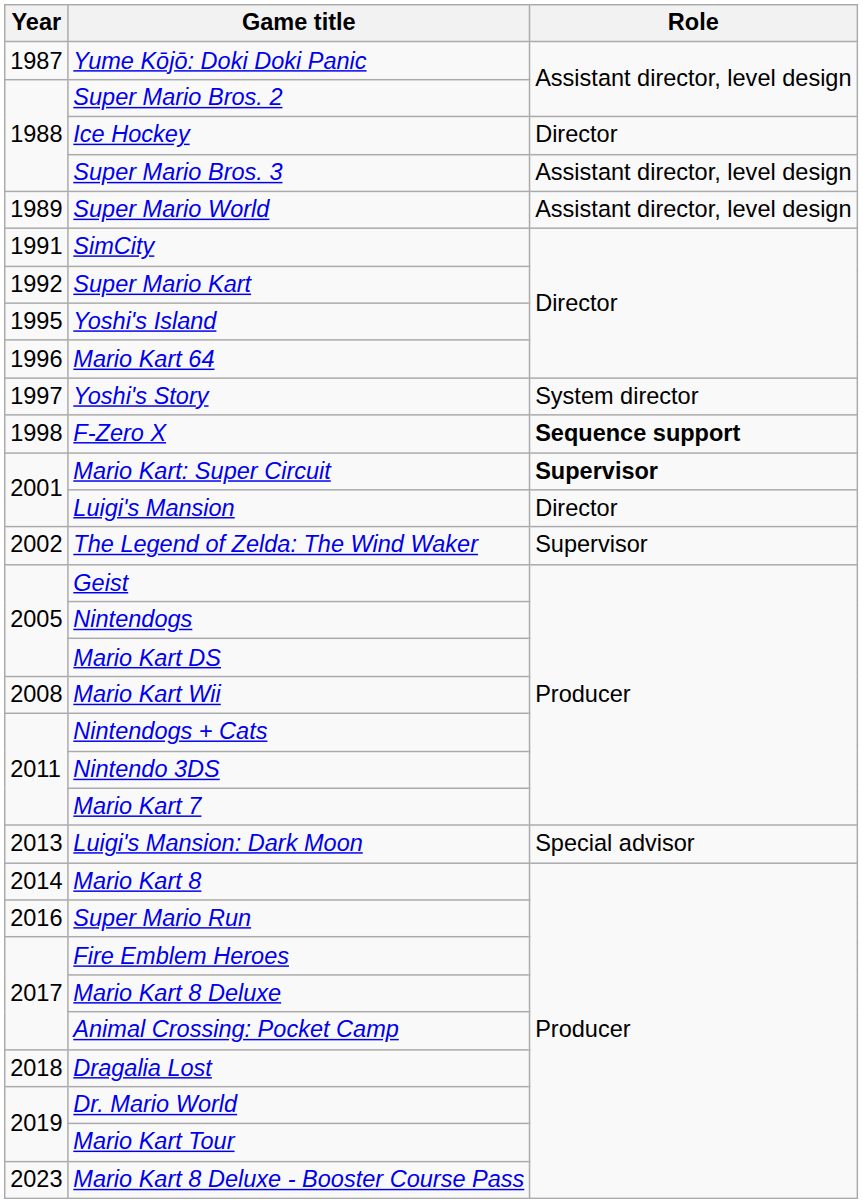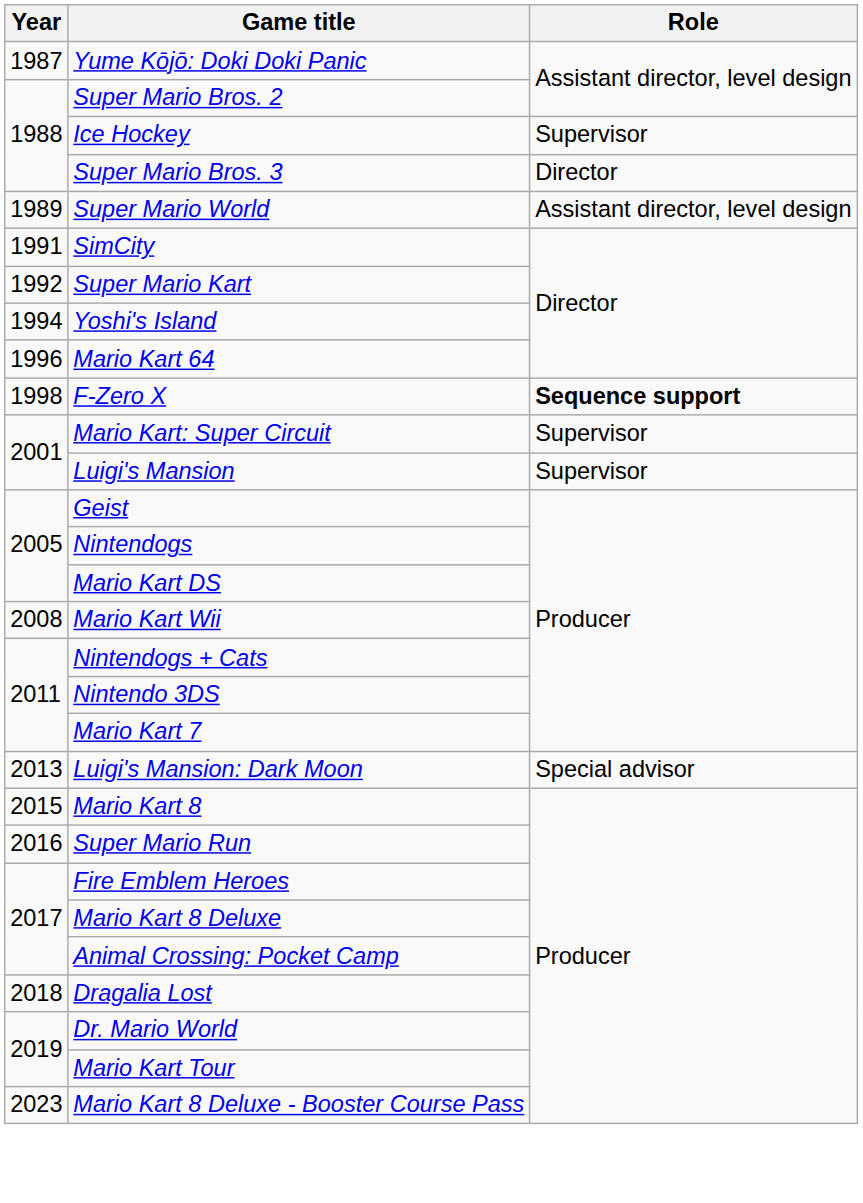(576, 135) Director -> (591, 135) Supervisor
(693, 172) Assistant director, level design -> (576, 172) Director
(36, 321) 1995 -> (36, 321) 1994
- row: (141, 396)
(597, 470) bold -> (591, 433) normal
(576, 508) Director -> (591, 470) Supervisor
- row: (276, 545)
(36, 881) 2014 -> (36, 806) 2015
